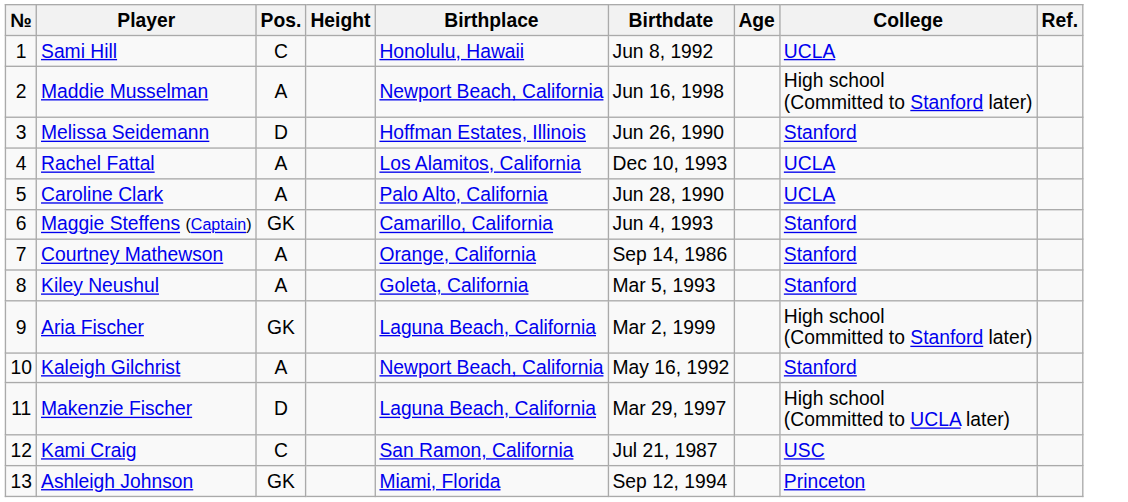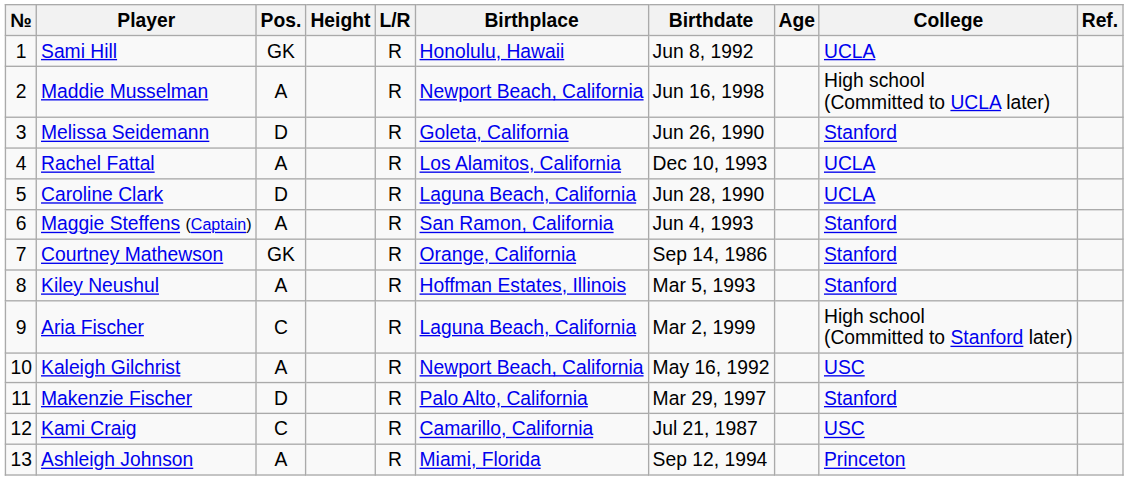+ column: (395, 20)
(281, 51) C -> (281, 51) GK
(908, 92) High school (Committed to Stanford later) -> (937, 92) High school (Committed to UCLA later)
(483, 133) Hoffman Estates, Illinois -> (494, 133) Goleta, California
(281, 194) A -> (281, 194) D
(464, 194) Palo Alto, California -> (528, 194) Laguna Beach, California
(281, 225) GK -> (281, 225) A
(466, 225) Camarillo, California -> (517, 225) San Ramon, California
(281, 255) A -> (281, 255) GK
(454, 286) Goleta, California -> (523, 286) Hoffman Estates, Illinois
(281, 327) GK -> (281, 327) C
(820, 368) Stanford -> (844, 368) USC
(488, 409) Laguna Beach, California -> (504, 399) Palo Alto, California
(897, 409) High school (Committed to UCLA later) -> (860, 399) Stanford
(476, 450) San Ramon, California -> (506, 429) Camarillo, California
(281, 481) GK -> (281, 459) A
